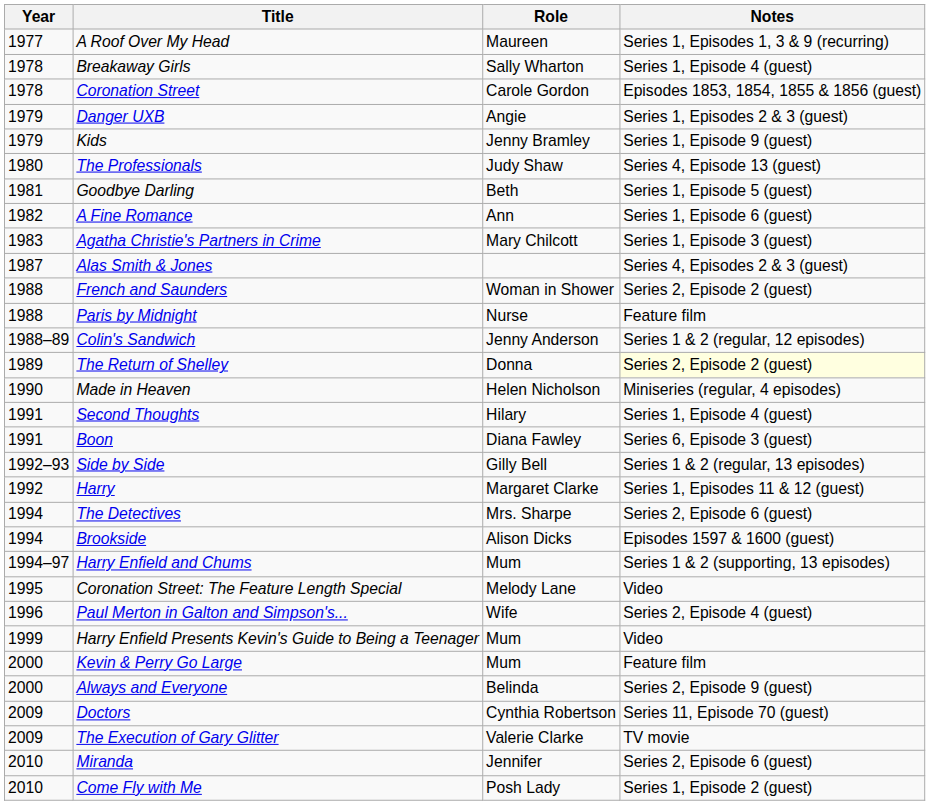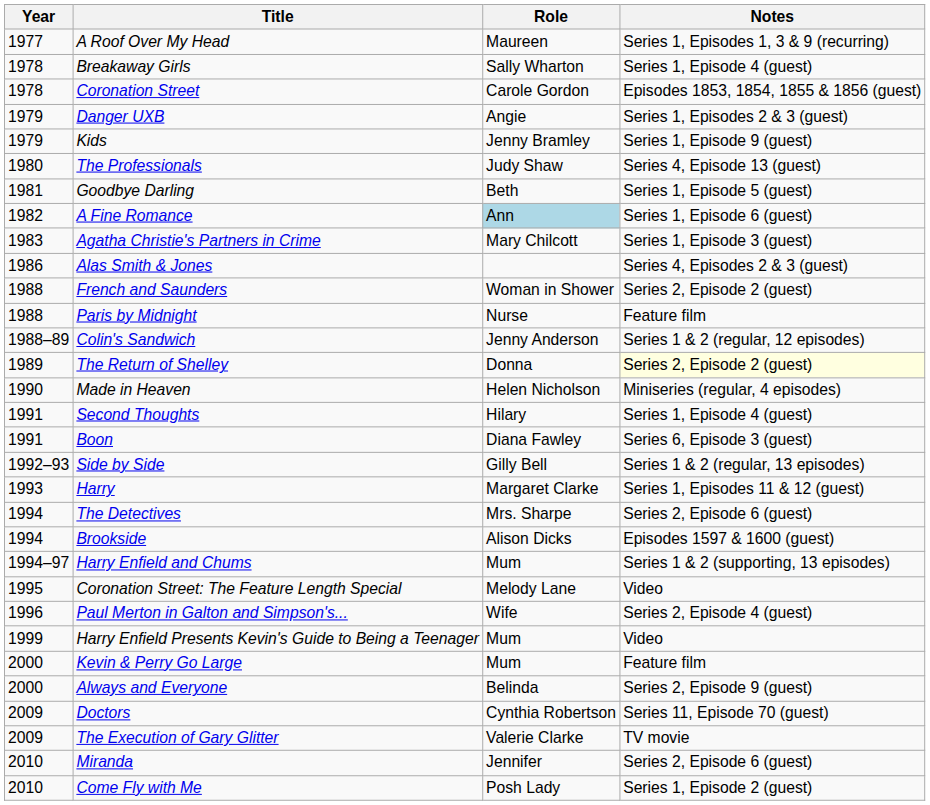(500, 215) no background -> (500, 215) lightblue background
(26, 265) 1987 -> (26, 265) 1986
(26, 489) 1992 -> (26, 489) 1993
